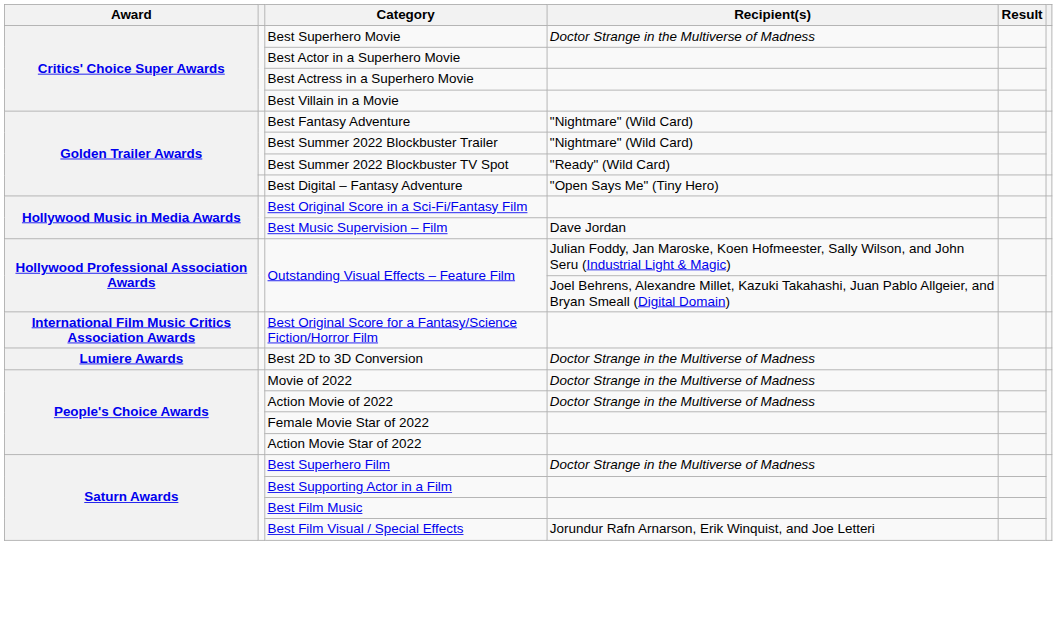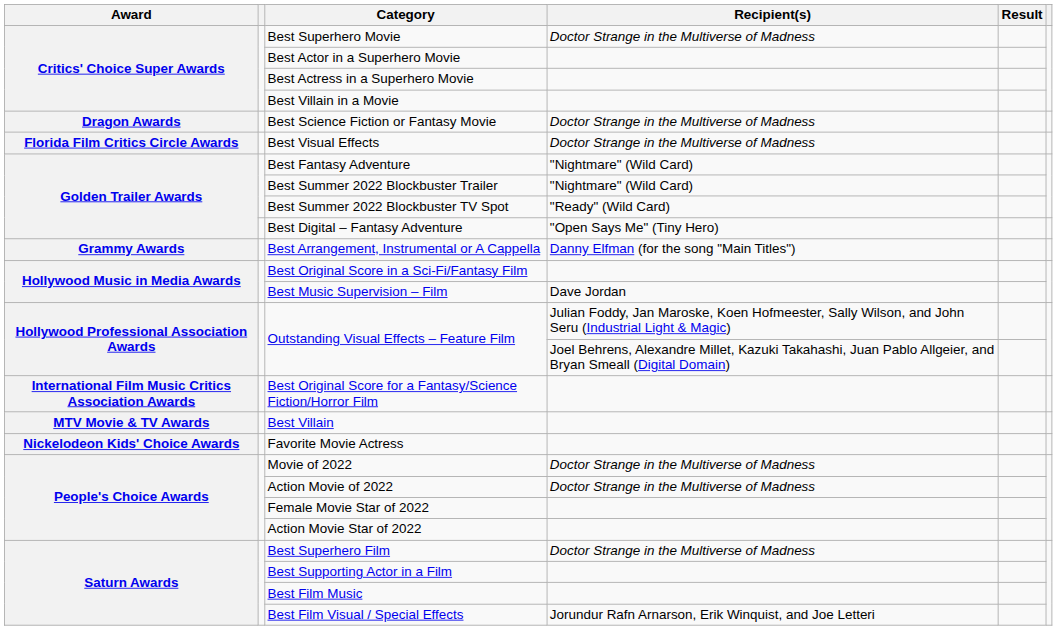+ row: (382, 121)
+ row: (323, 143)
+ row: (404, 249)
- row: (345, 358)
+ row: (301, 422)
+ row: (336, 444)
